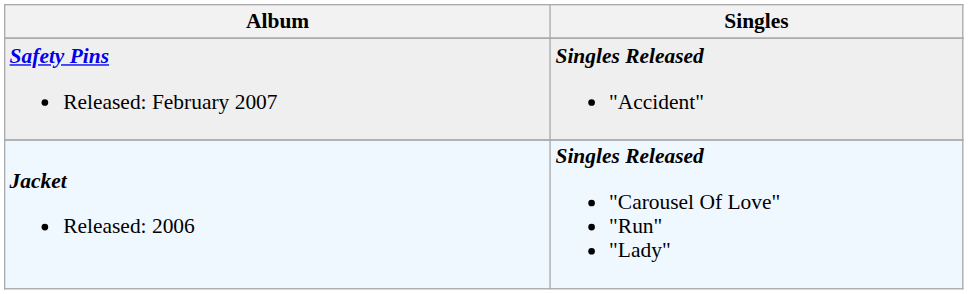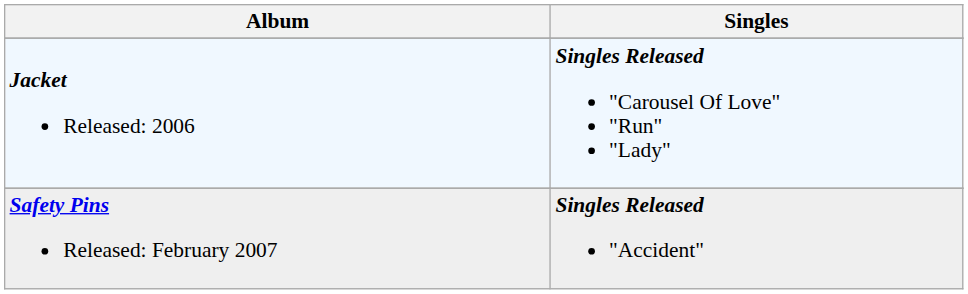rows swapped: (278, 204) <-> (278, 78)
